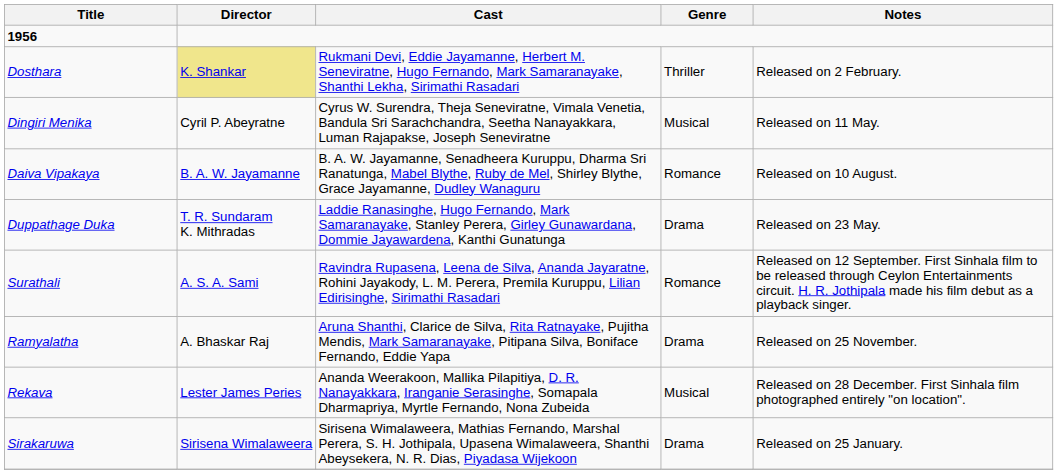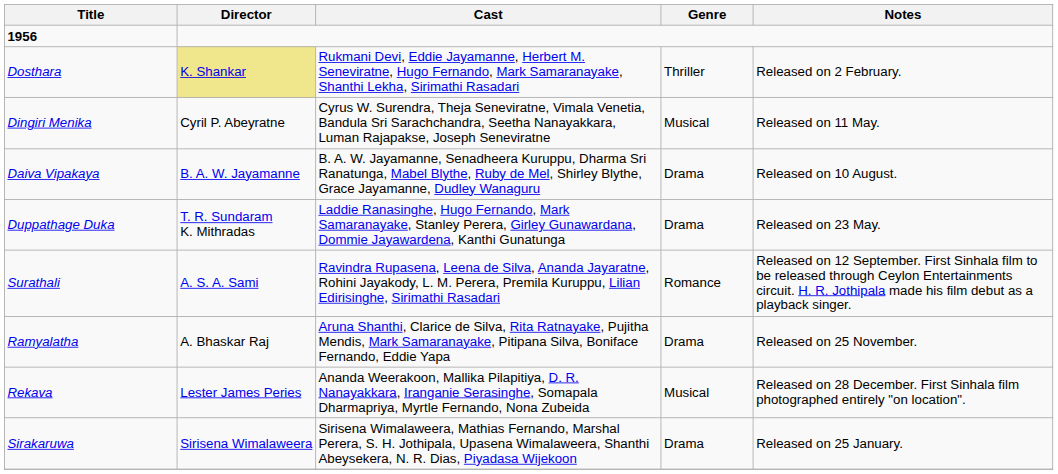(692, 173) Romance -> (684, 173) Drama
